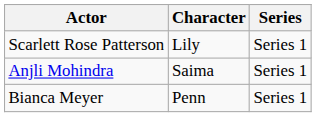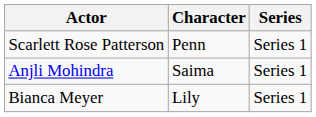(186, 44) Lily -> (189, 44) Penn
(189, 97) Penn -> (186, 97) Lily
